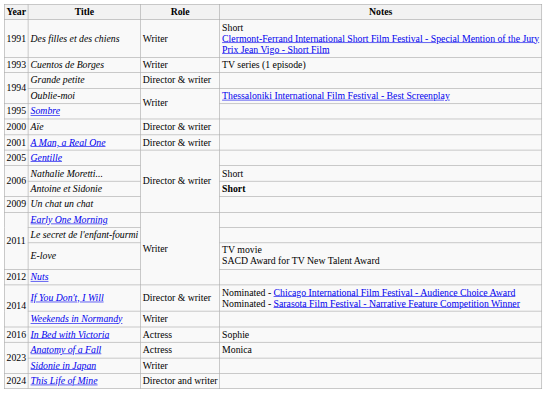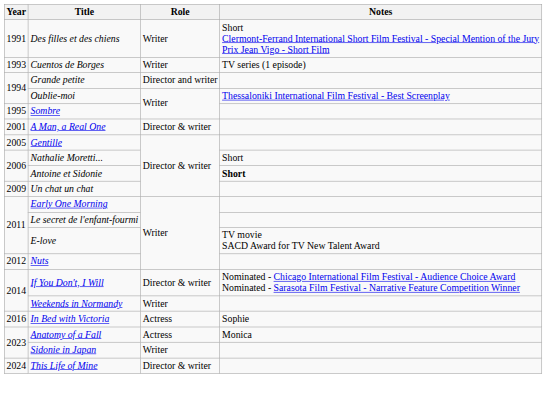(177, 80) Director & writer -> (180, 80) Director and writer
- row: (37, 127)
(180, 381) Director and writer -> (177, 365) Director & writer
